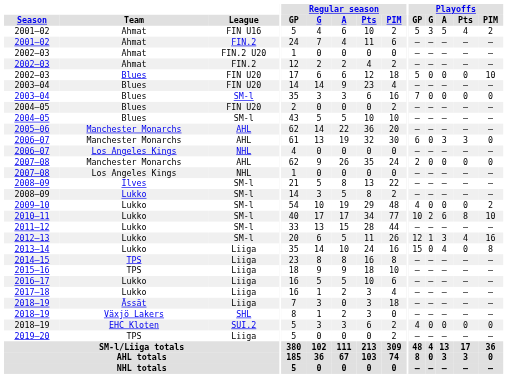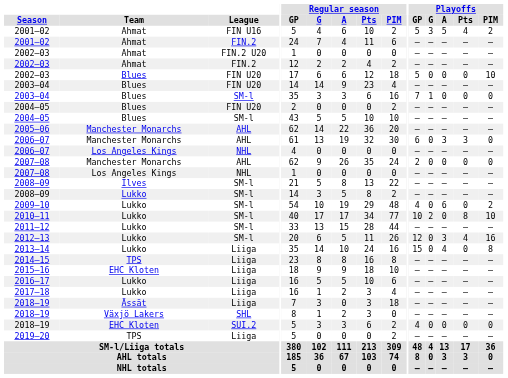(431, 96) 0 -> (431, 96) 1
(444, 205) 0 -> (444, 205) 6
(444, 216) 6 -> (444, 216) 0
(431, 238) 1 -> (431, 238) 0
(134, 271) TPS -> (134, 271) EHC Kloten
